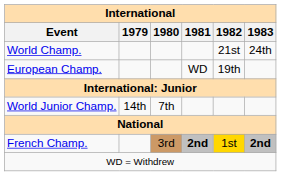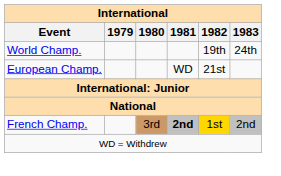(229, 50) 21st -> (214, 50) 19th
(229, 69) 19th -> (214, 69) 21st
- row: (62, 106)
(260, 143) bold -> (246, 124) normal
